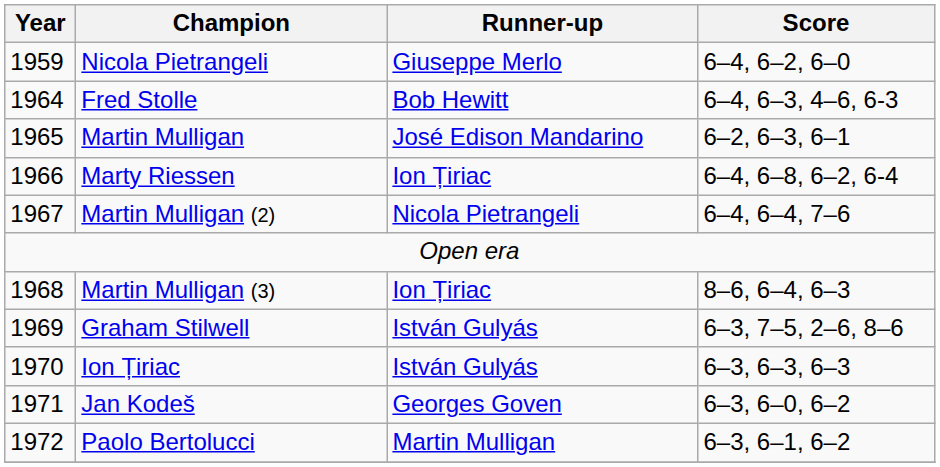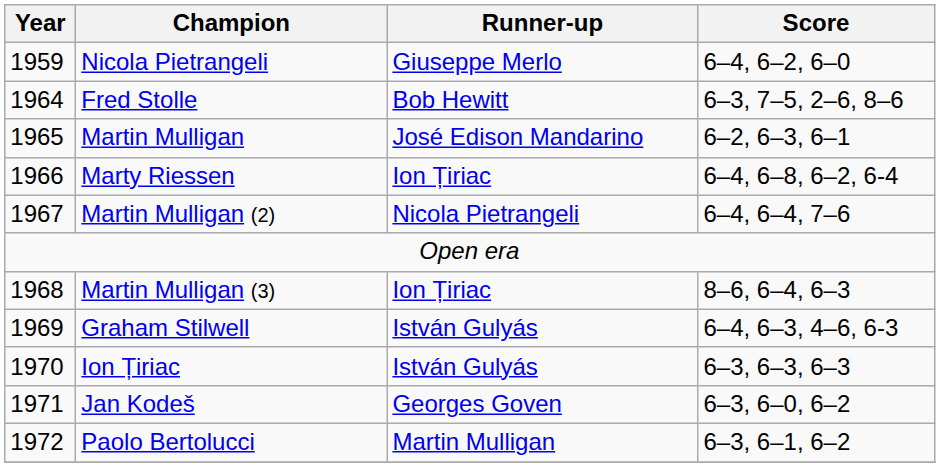(801, 99) 6–4, 6–3, 4–6, 6-3 -> (804, 99) 6–3, 7–5, 2–6, 8–6
(804, 328) 6–3, 7–5, 2–6, 8–6 -> (801, 328) 6–4, 6–3, 4–6, 6-3
